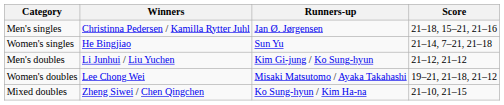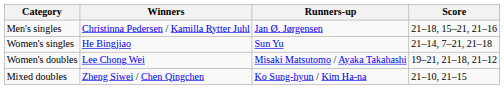- row: (36, 60)
